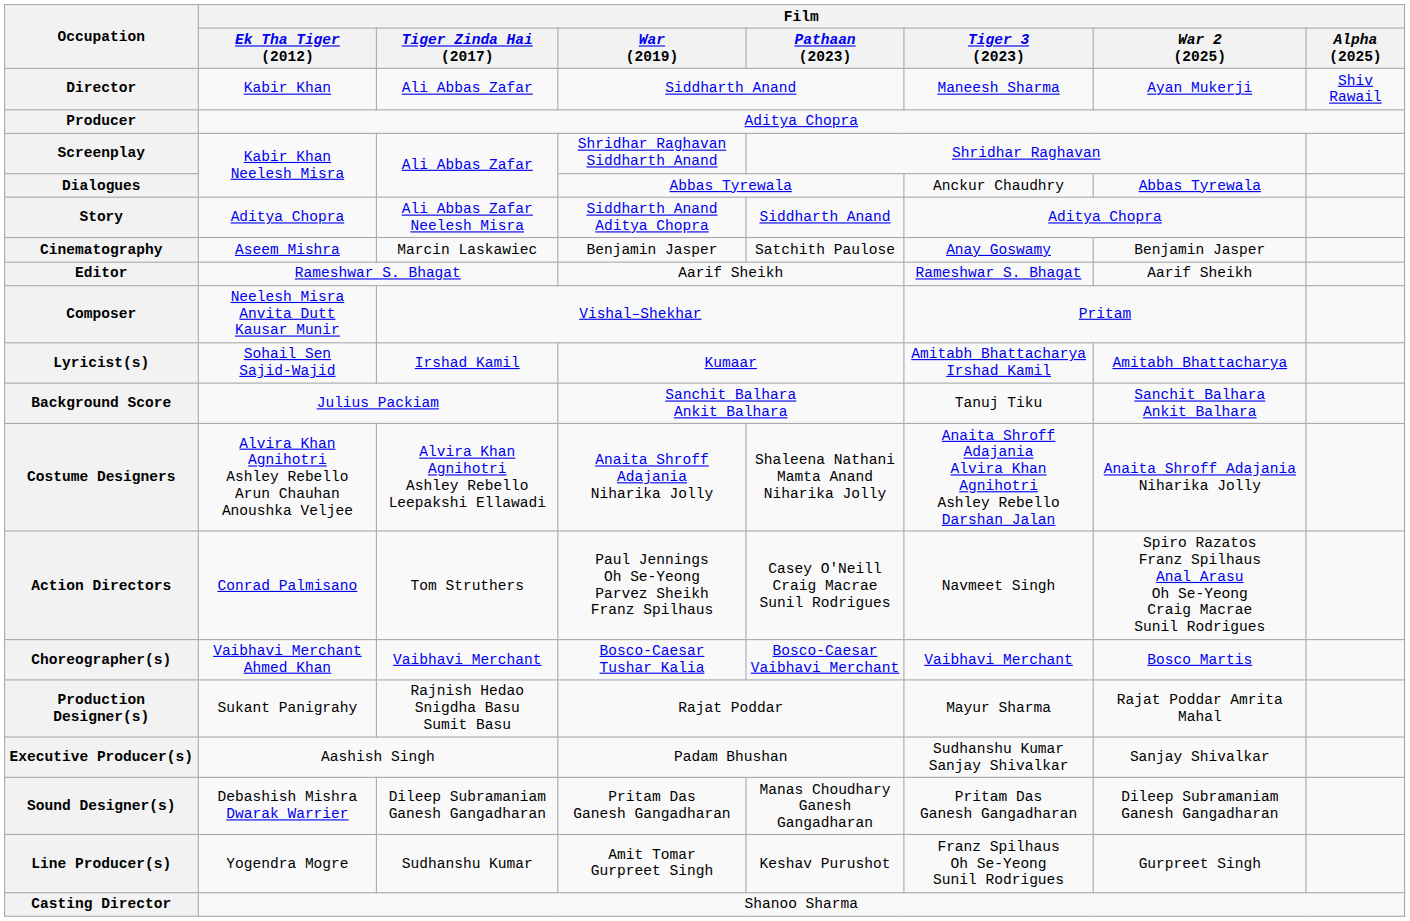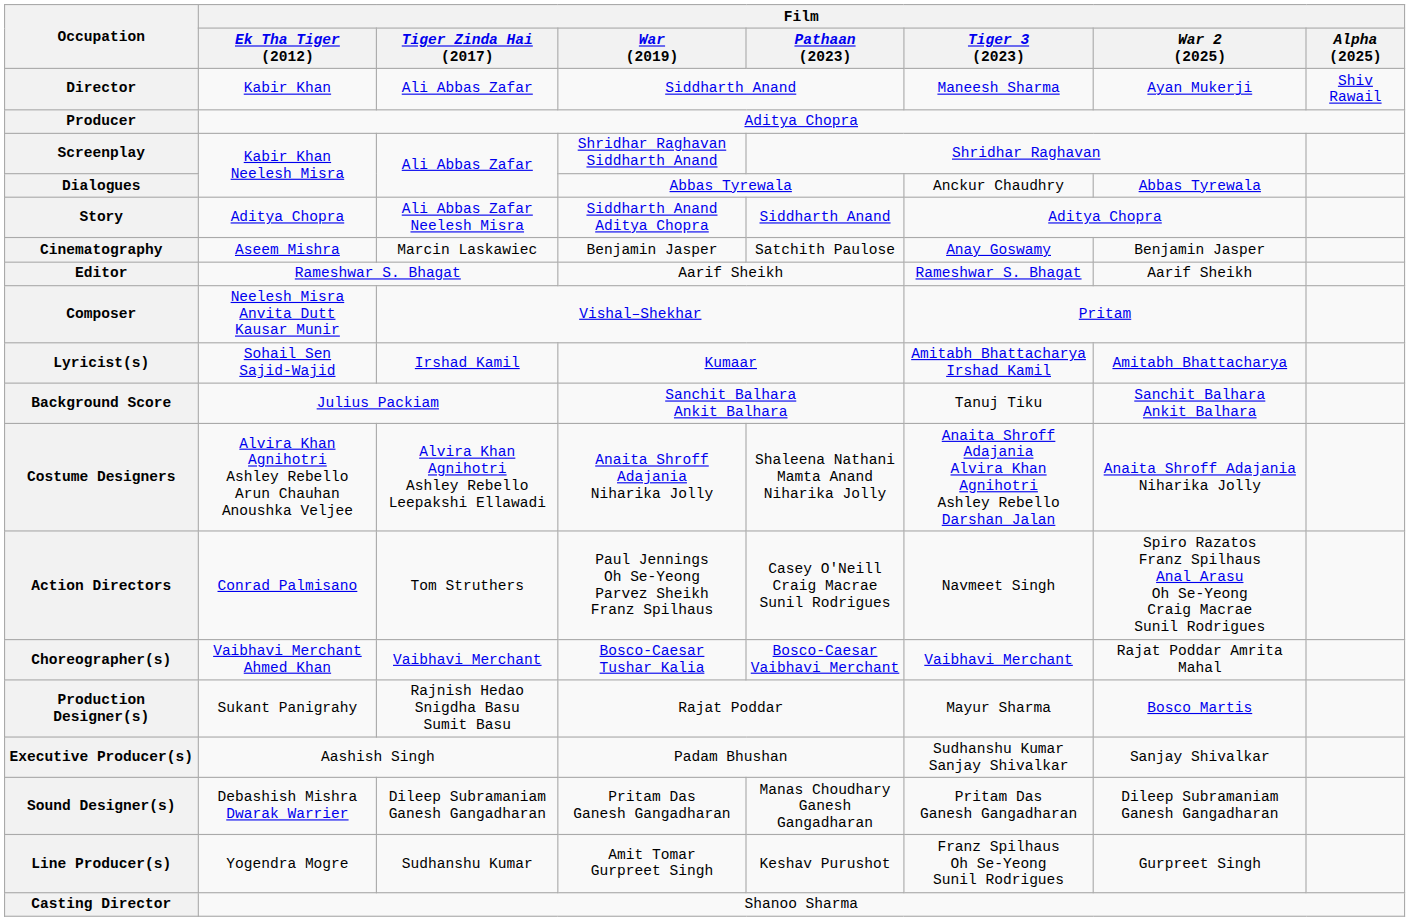(1200, 659) Bosco Martis -> (1200, 659) Rajat Poddar Amrita Mahal
(1200, 708) Rajat Poddar Amrita Mahal -> (1200, 708) Bosco Martis
